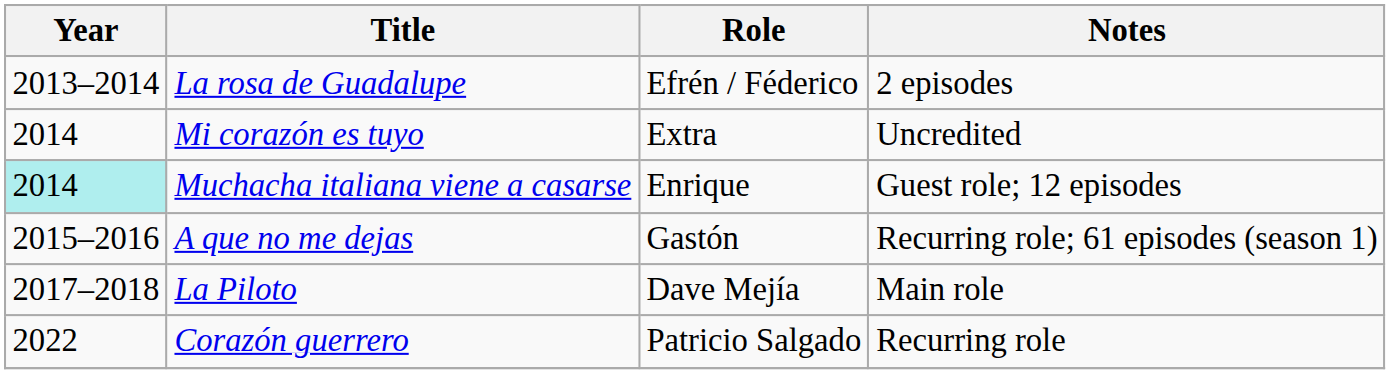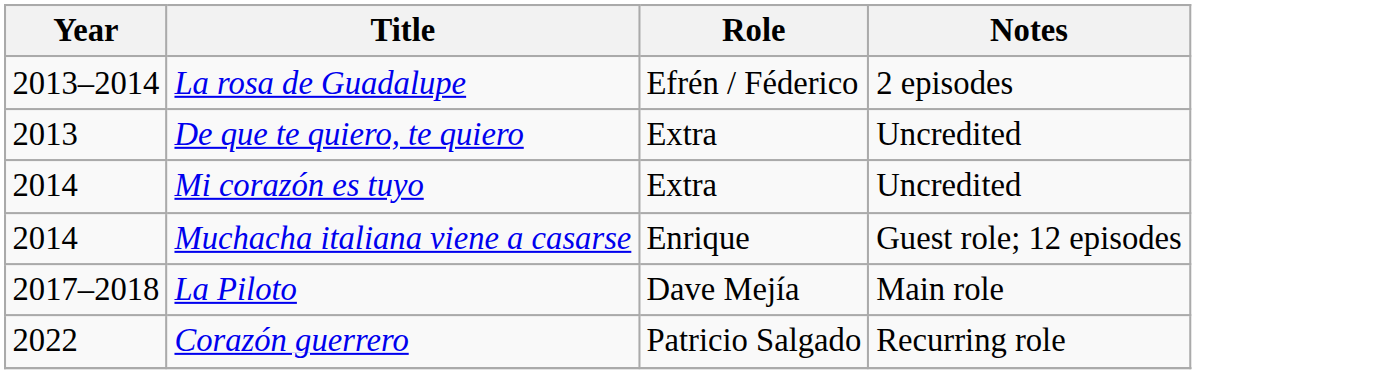+ row: (349, 133)
(45, 185) paleturquoise background -> (45, 237) no background
- row: (294, 237)
